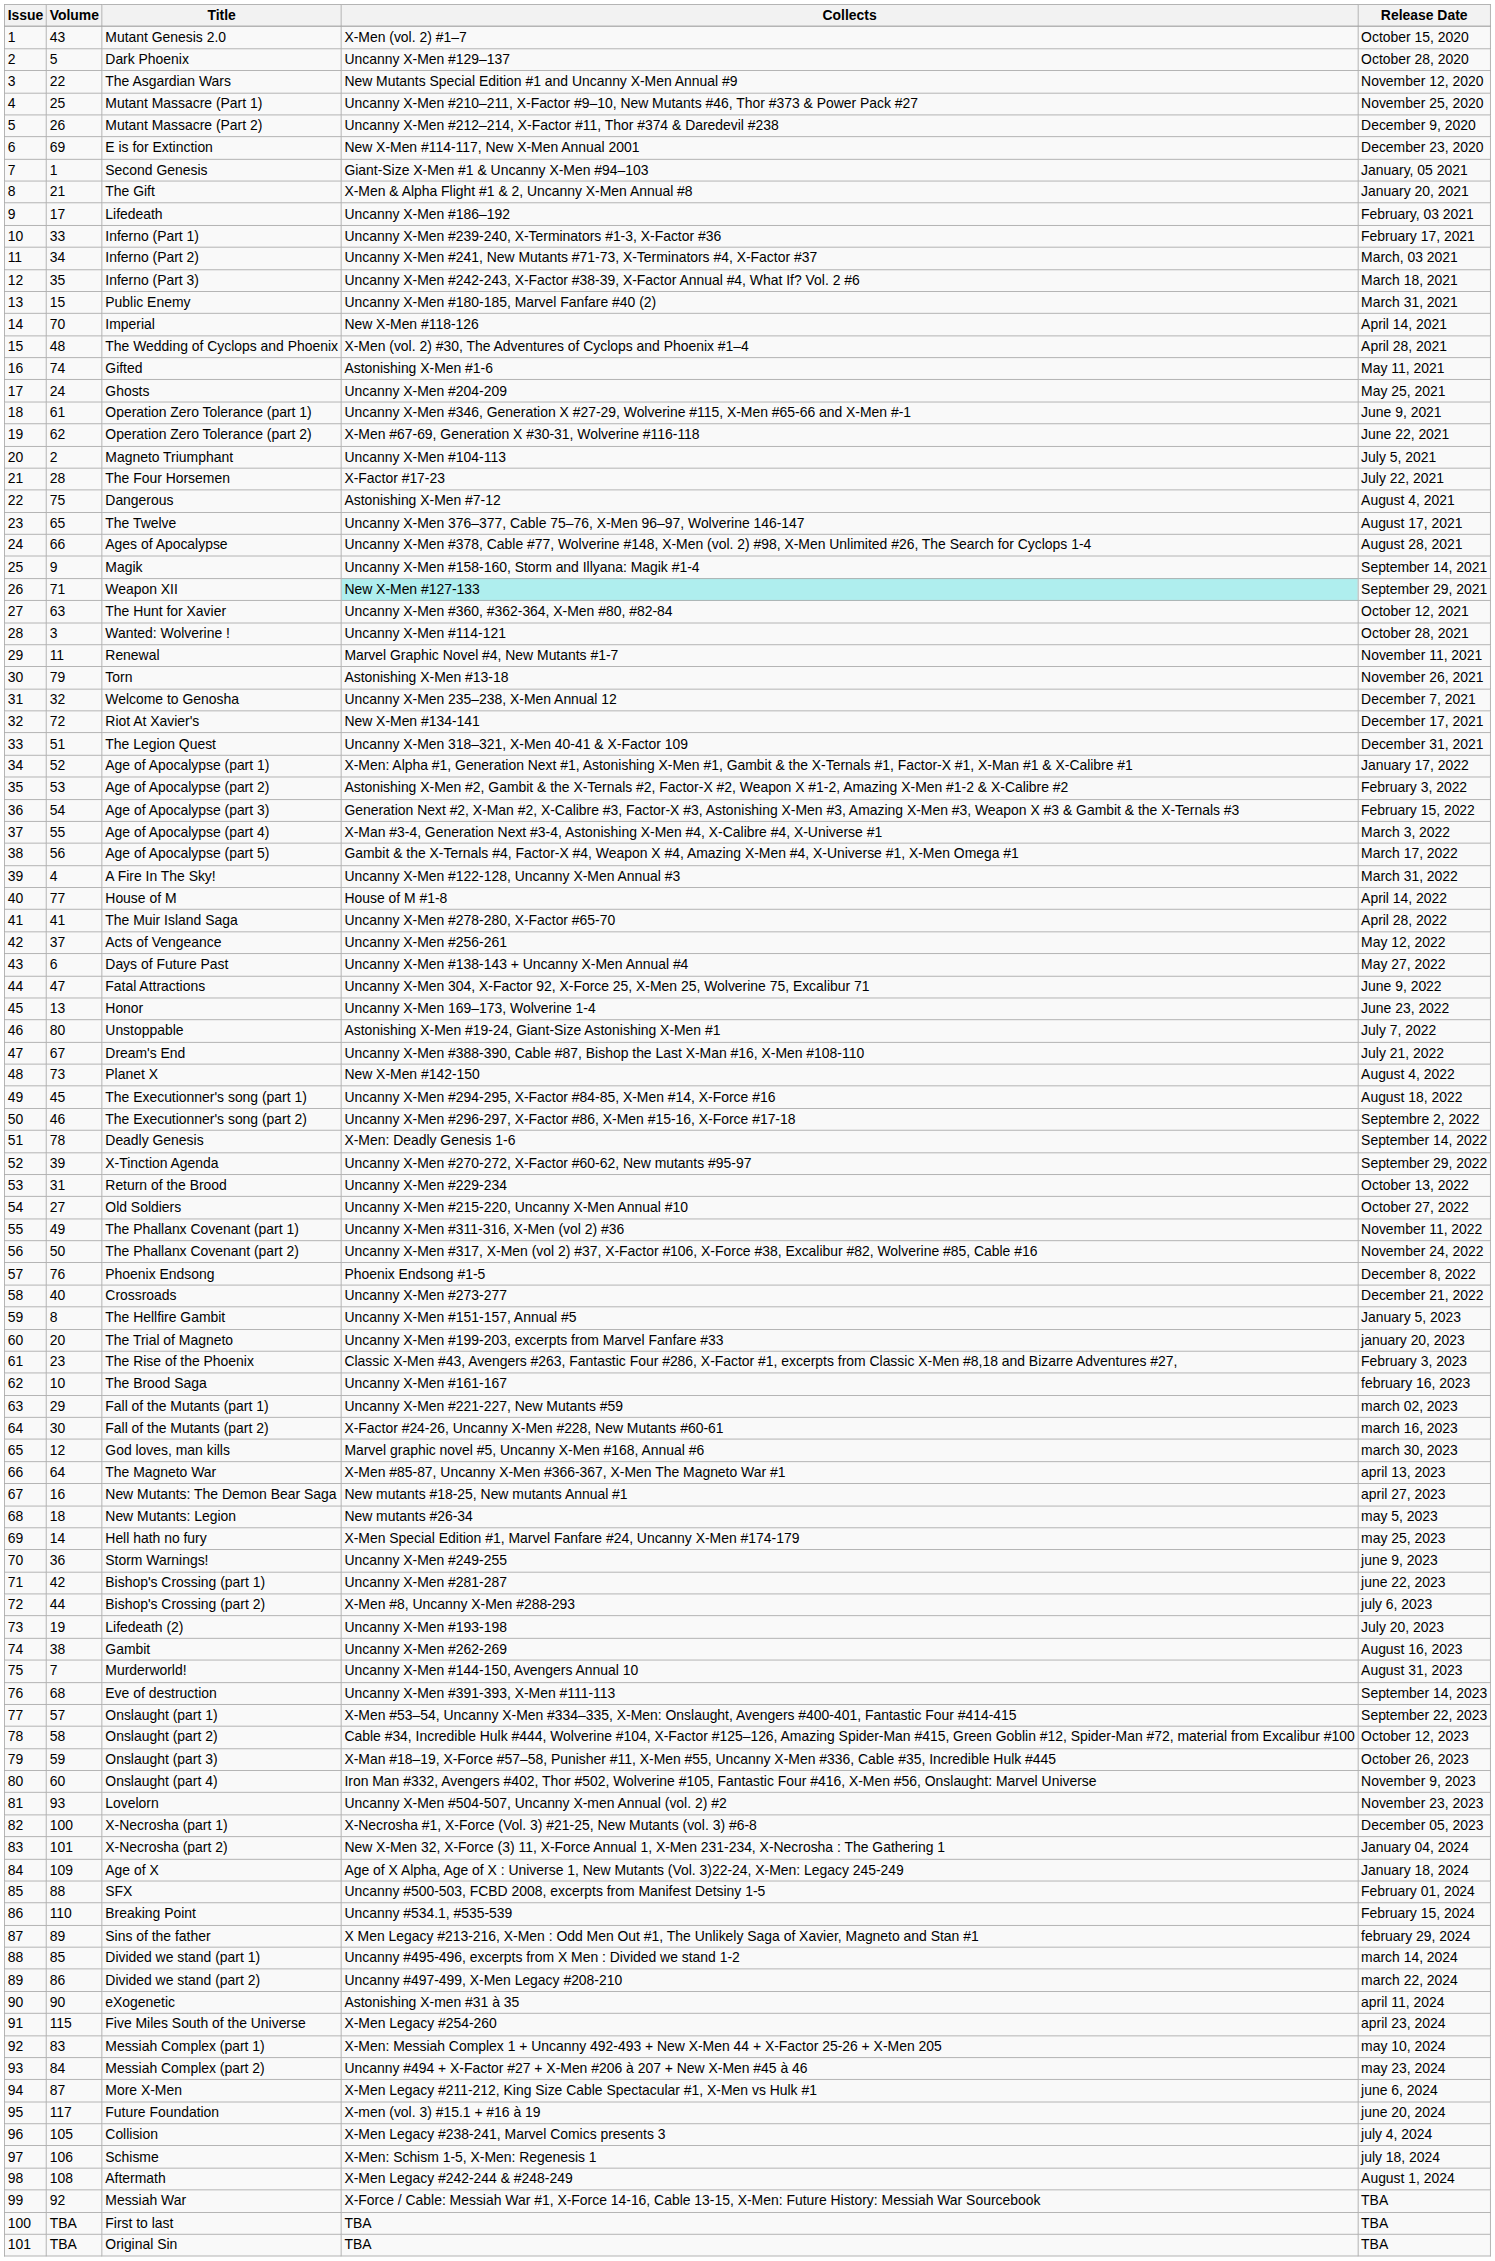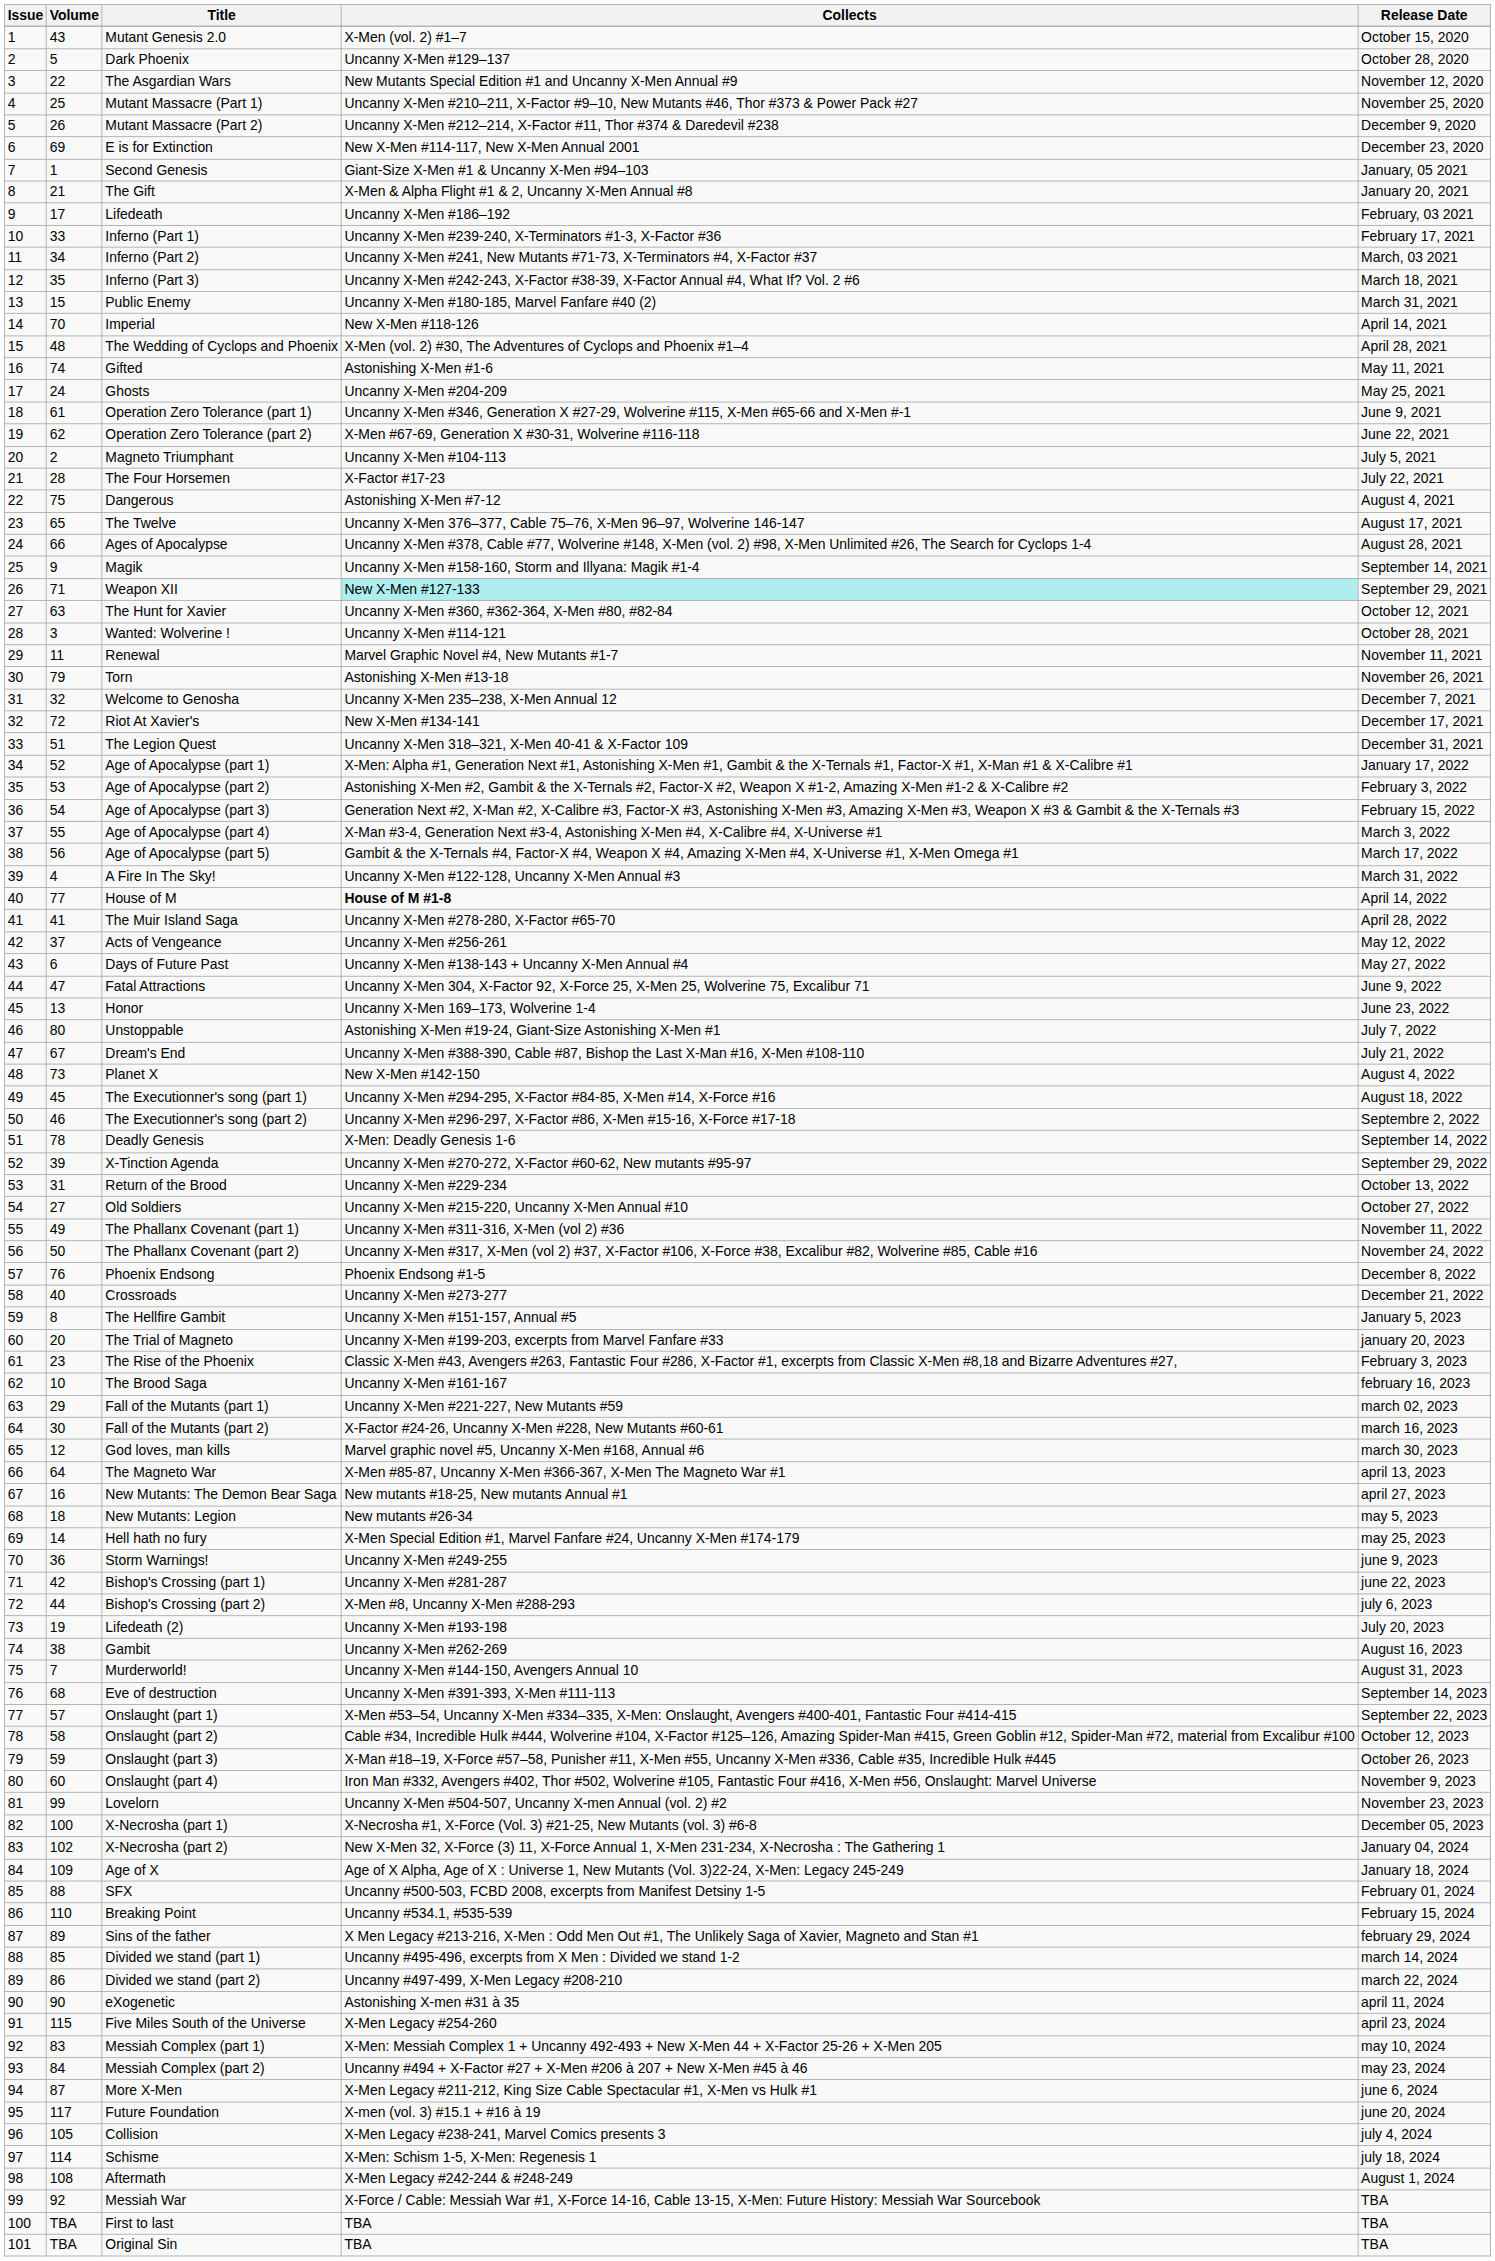(396, 898) normal -> (398, 898) bold
(57, 1803) 93 -> (57, 1803) 99
(61, 1847) 101 -> (61, 1847) 102
(61, 2156) 106 -> (61, 2156) 114
